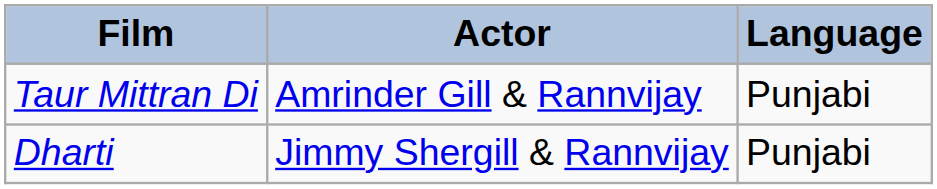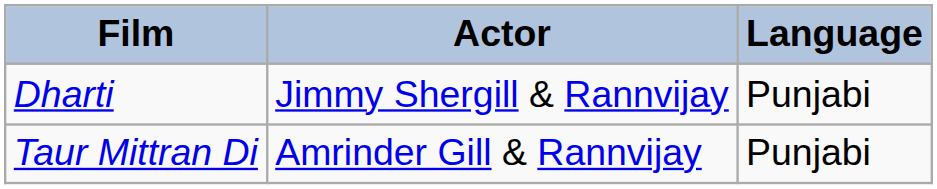rows swapped: (136, 93) <-> (64, 152)
